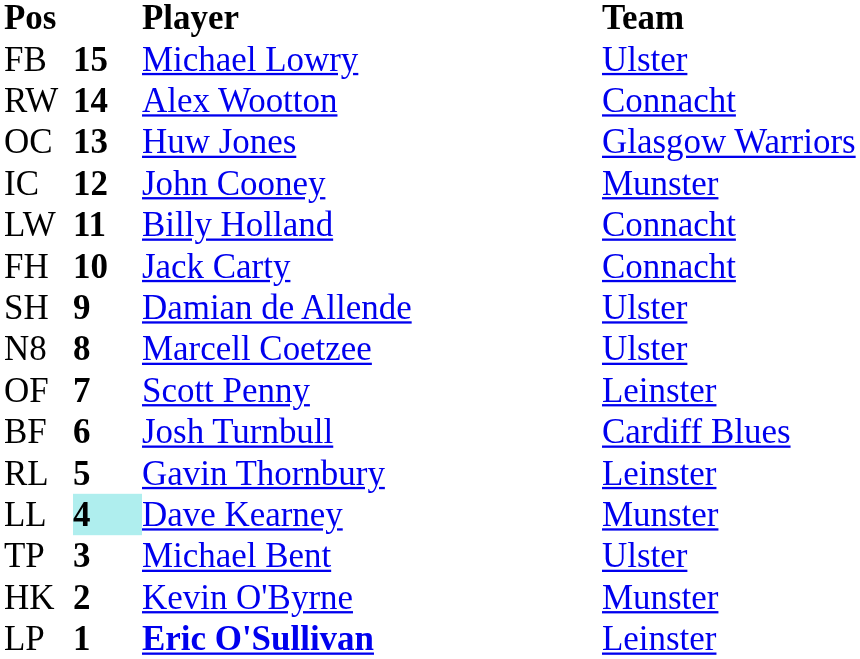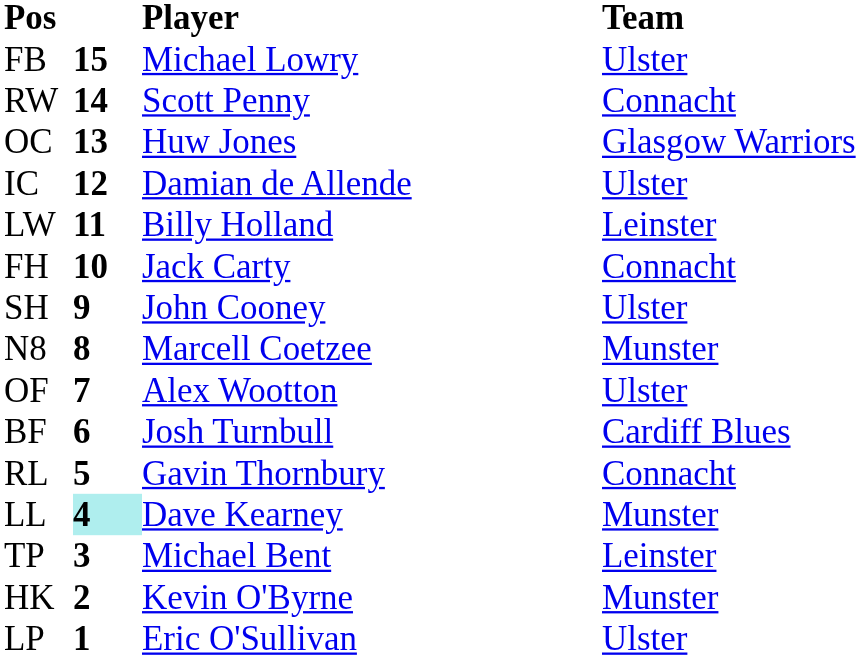(240, 99) Alex Wootton -> (226, 99) Scott Penny
(234, 182) John Cooney -> (277, 182) Damian de Allende
(660, 182) Munster -> (645, 182) Ulster
(669, 224) Connacht -> (659, 224) Leinster
(277, 306) Damian de Allende -> (234, 306) John Cooney
(645, 348) Ulster -> (660, 348) Munster
(226, 389) Scott Penny -> (240, 389) Alex Wootton
(659, 389) Leinster -> (645, 389) Ulster
(659, 472) Leinster -> (669, 472) Connacht
(645, 555) Ulster -> (659, 555) Leinster
(258, 638) bold -> (249, 638) normal
(659, 638) Leinster -> (645, 638) Ulster
